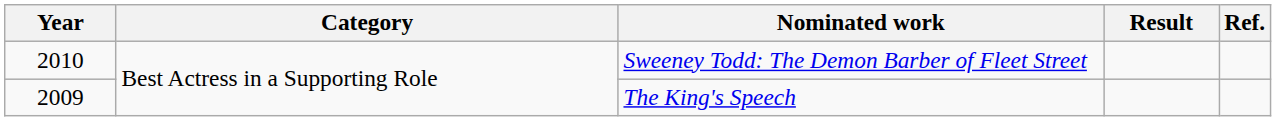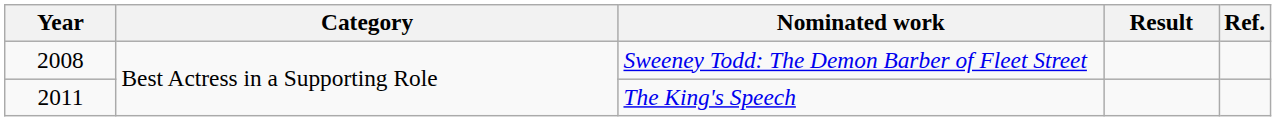(60, 60) 2010 -> (60, 60) 2008
(60, 97) 2009 -> (60, 97) 2011
